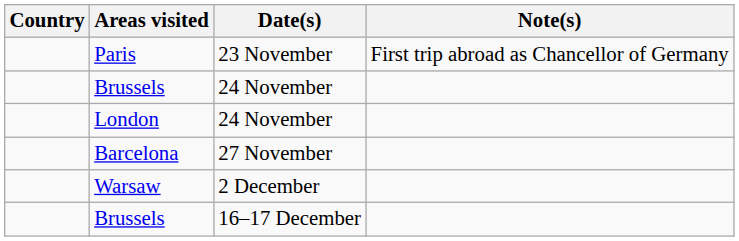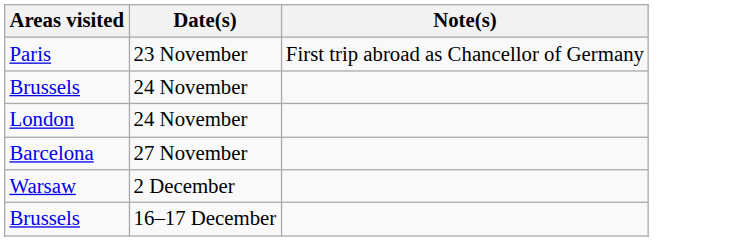- column: (47, 20)
